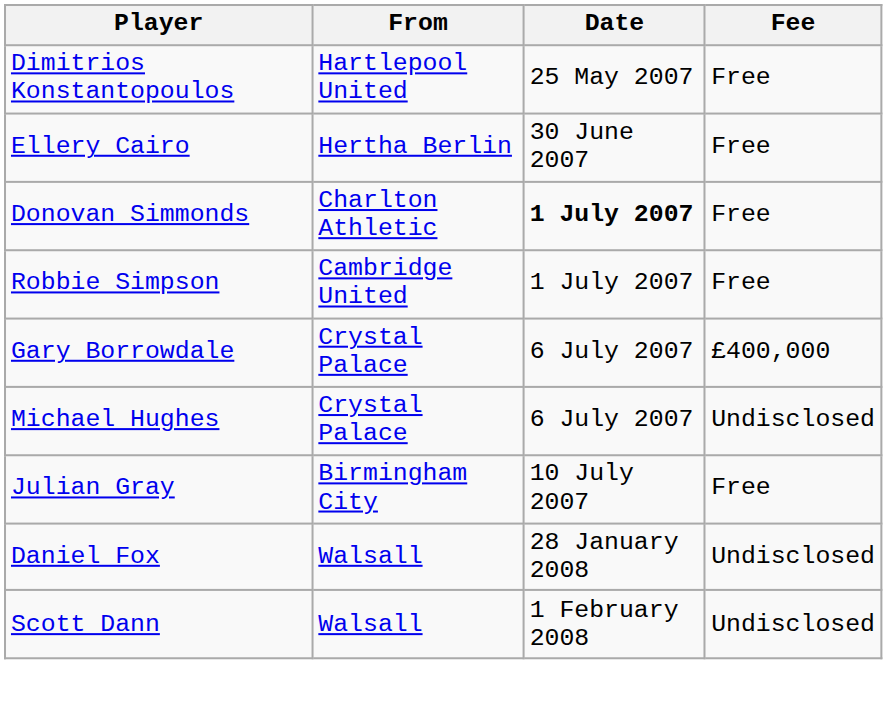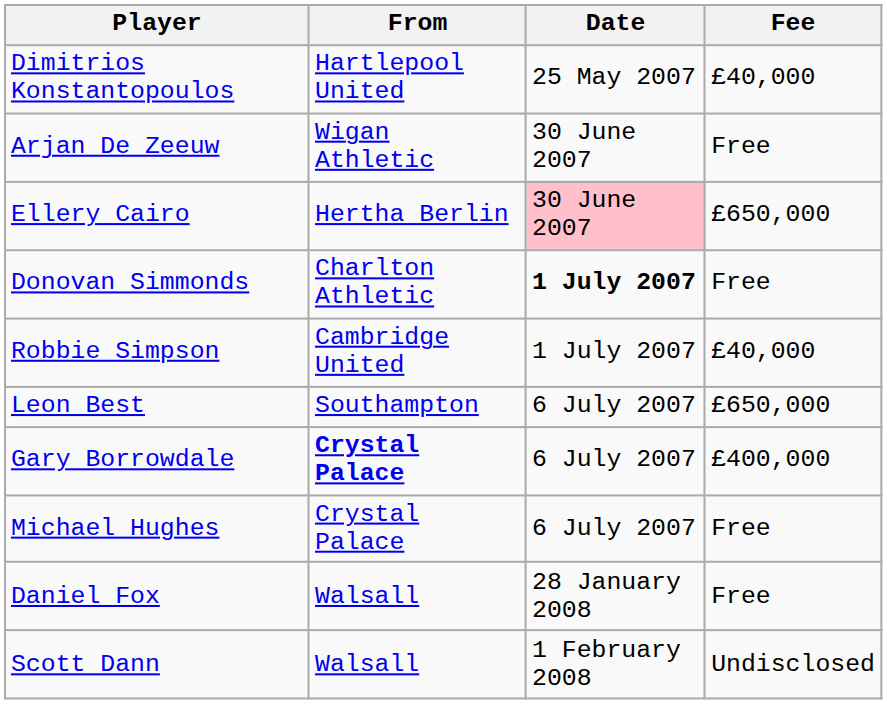(741, 80) Free -> (763, 80) £40,000
+ row: (115, 148)
(582, 148) no background -> (584, 216) pink background
(741, 148) Free -> (771, 216) £650,000
(741, 284) Free -> (763, 352) £40,000
+ row: (78, 407)
(370, 352) normal -> (367, 461) bold
(793, 421) Undisclosed -> (741, 529) Free
- row: (93, 489)
(793, 557) Undisclosed -> (741, 597) Free
